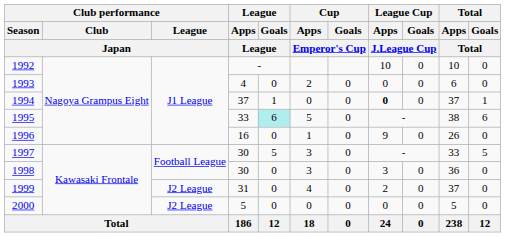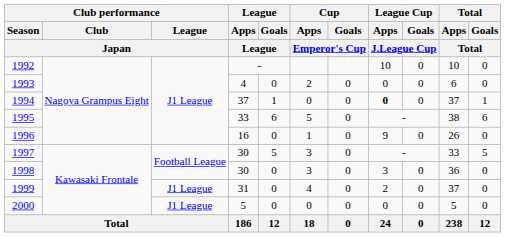(274, 118) paleturquoise background -> (274, 118) no background
(190, 188) J2 League -> (190, 188) J1 League
(190, 205) J2 League -> (190, 205) J1 League
